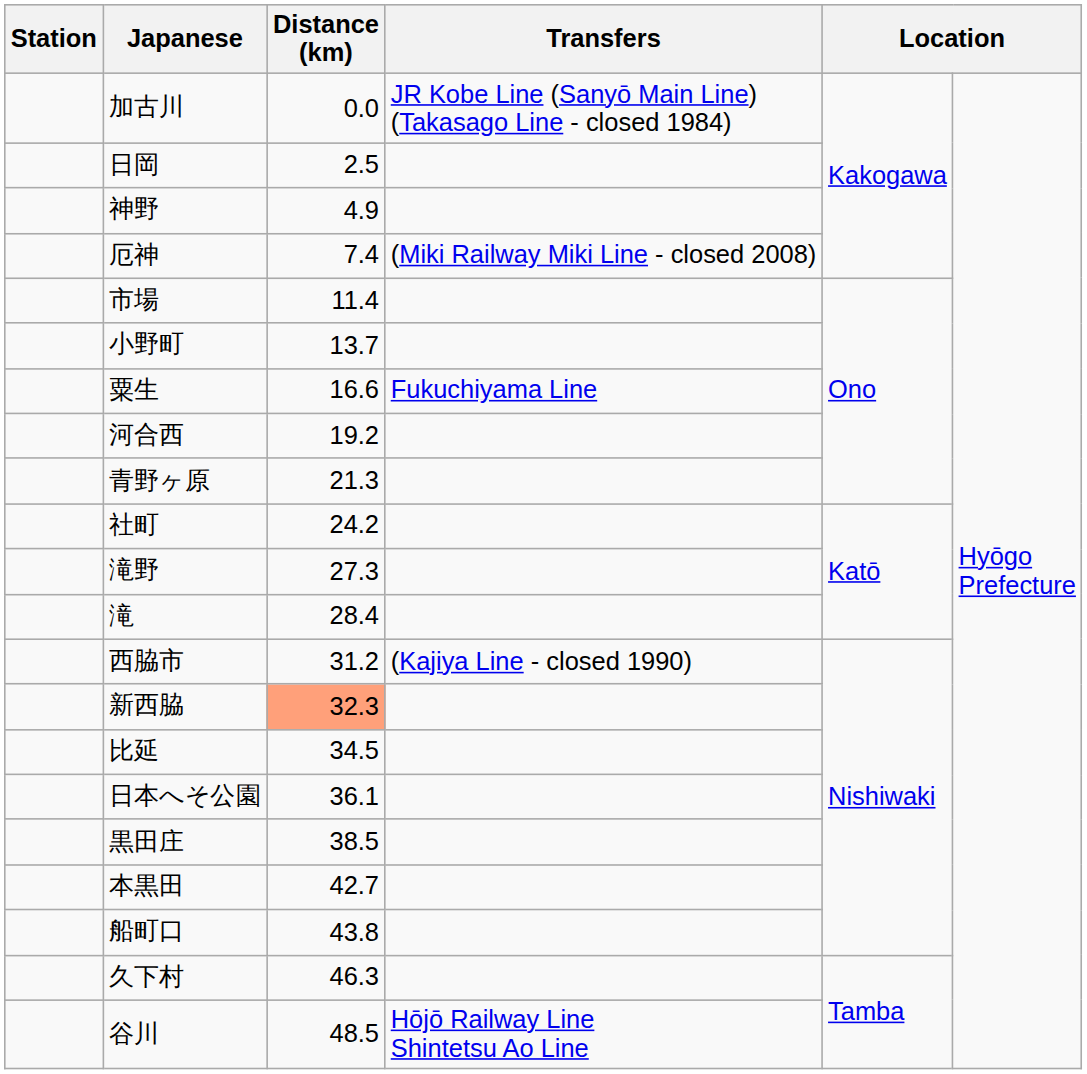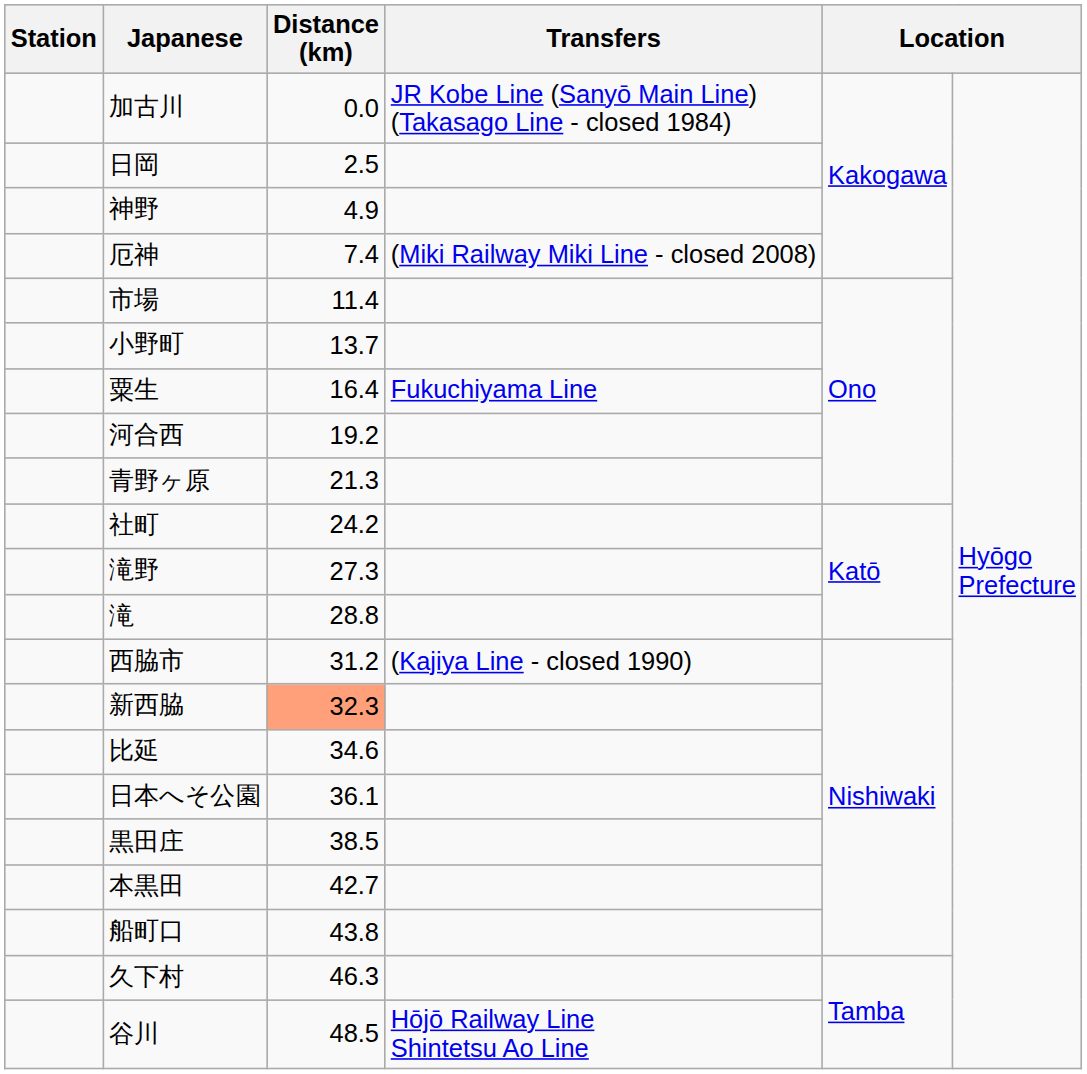(354, 390) 16.6 -> (354, 390) 16.4
(354, 616) 28.4 -> (354, 616) 28.8
(354, 751) 34.5 -> (354, 751) 34.6
